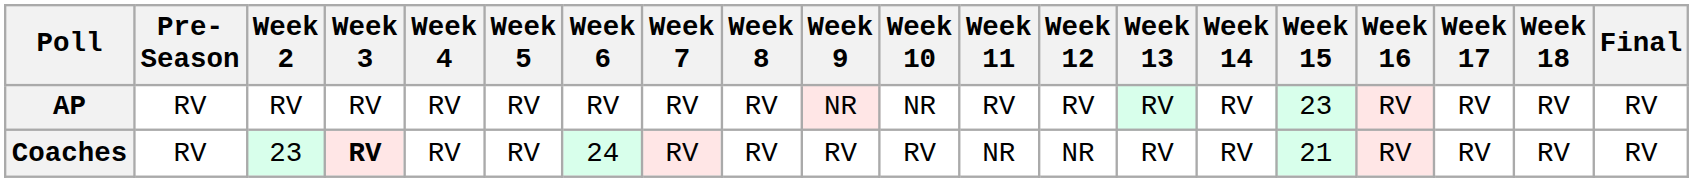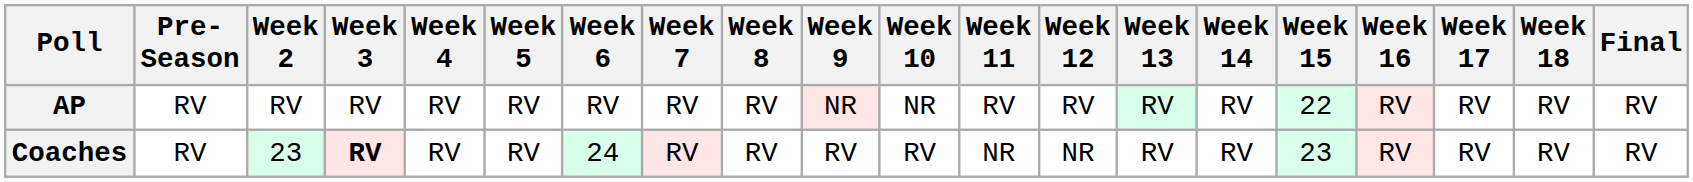(1316, 107) 23 -> (1316, 107) 22
(1316, 153) 21 -> (1316, 153) 23
